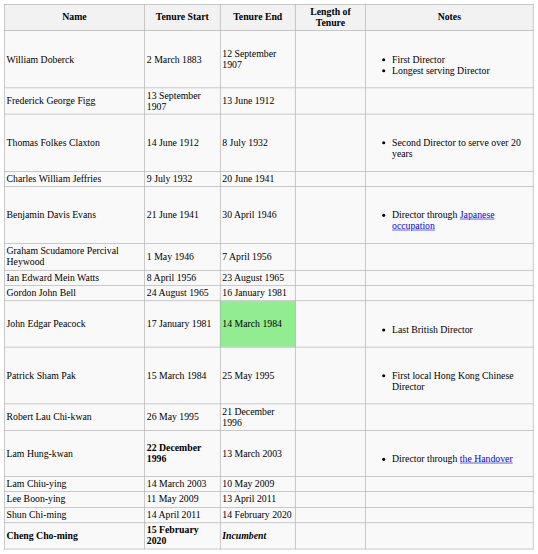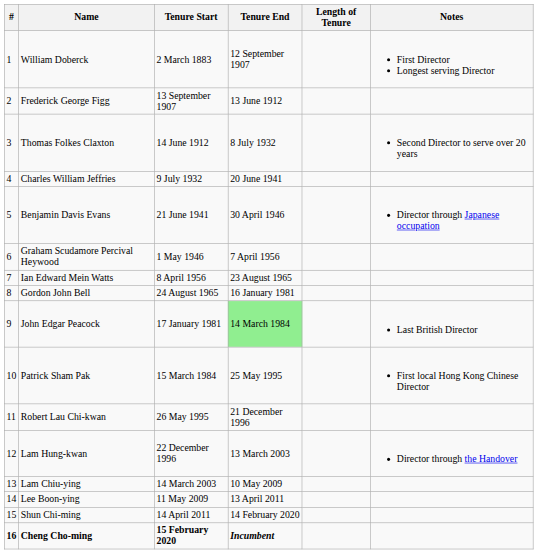+ column: (11, 17)
(174, 453) bold -> (183, 453) normal
